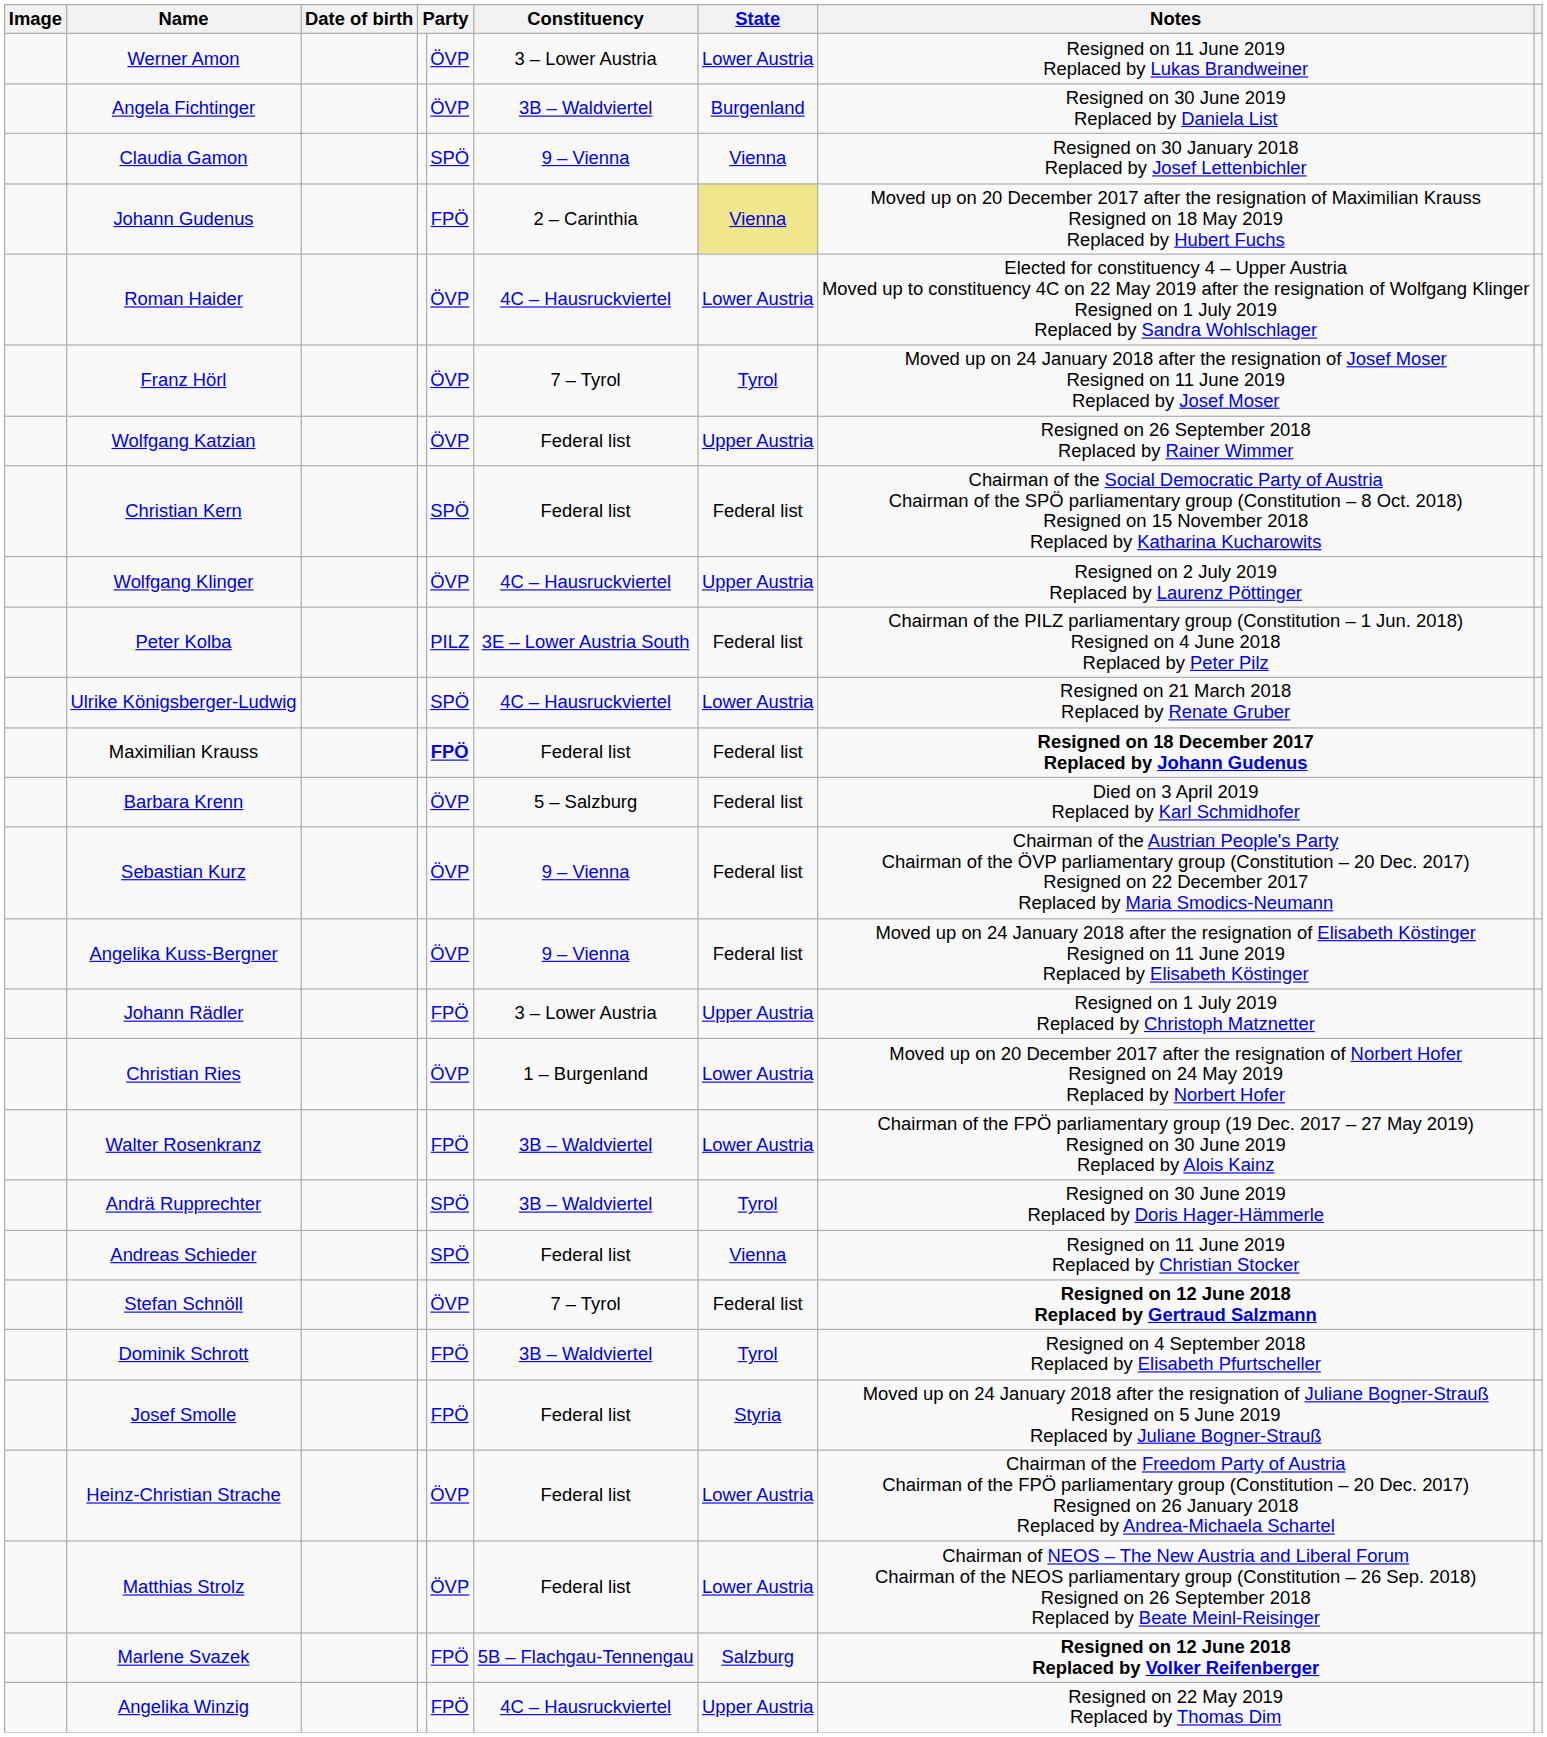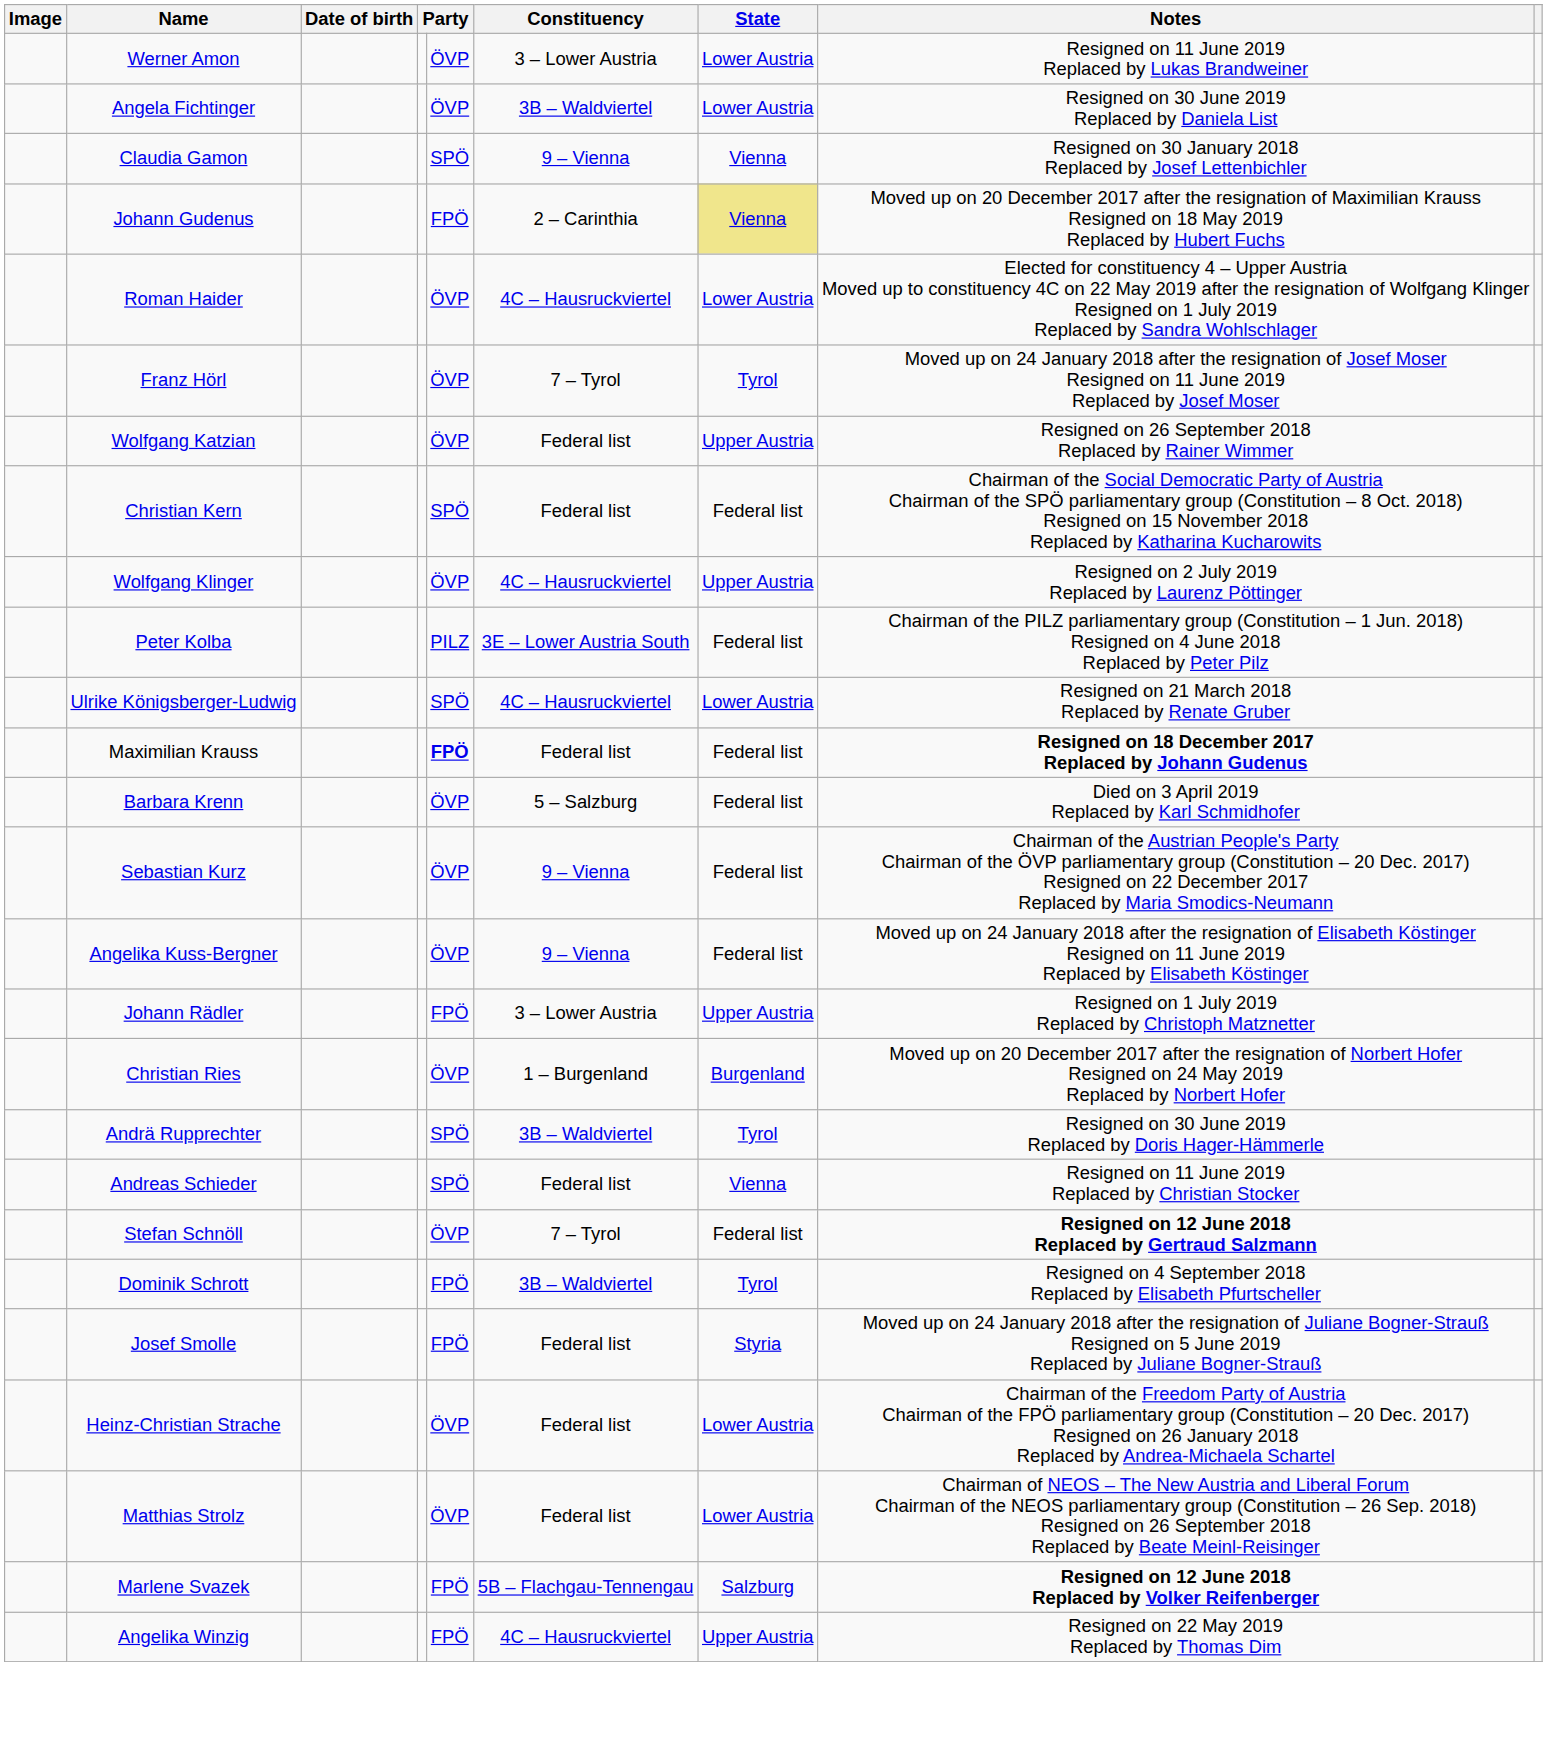(758, 108) Burgenland -> (758, 108) Lower Austria
(758, 1074) Lower Austria -> (758, 1074) Burgenland
- row: (183, 1144)
